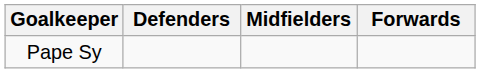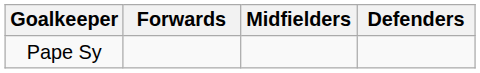columns swapped: (181, 20) <-> (416, 20)
